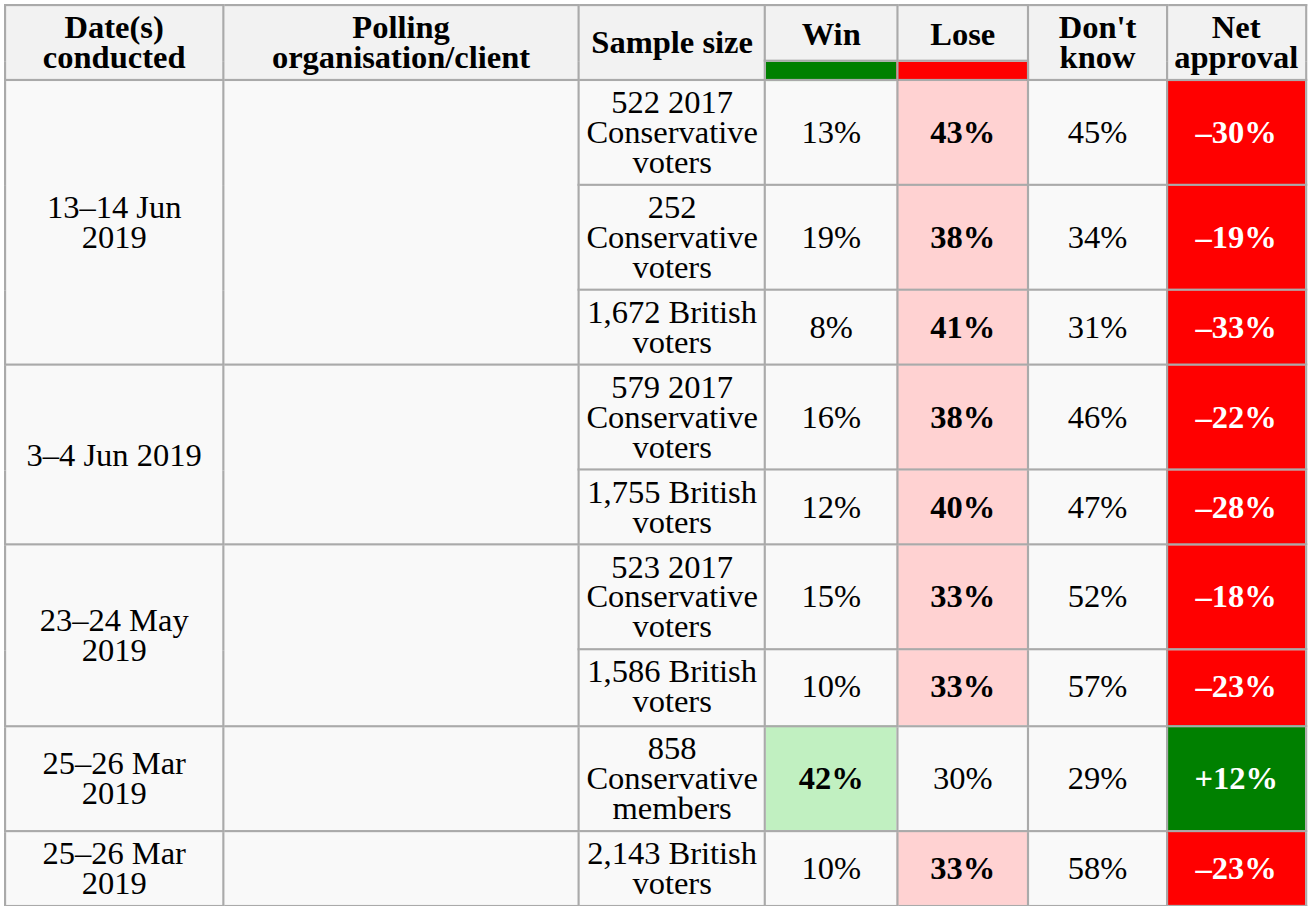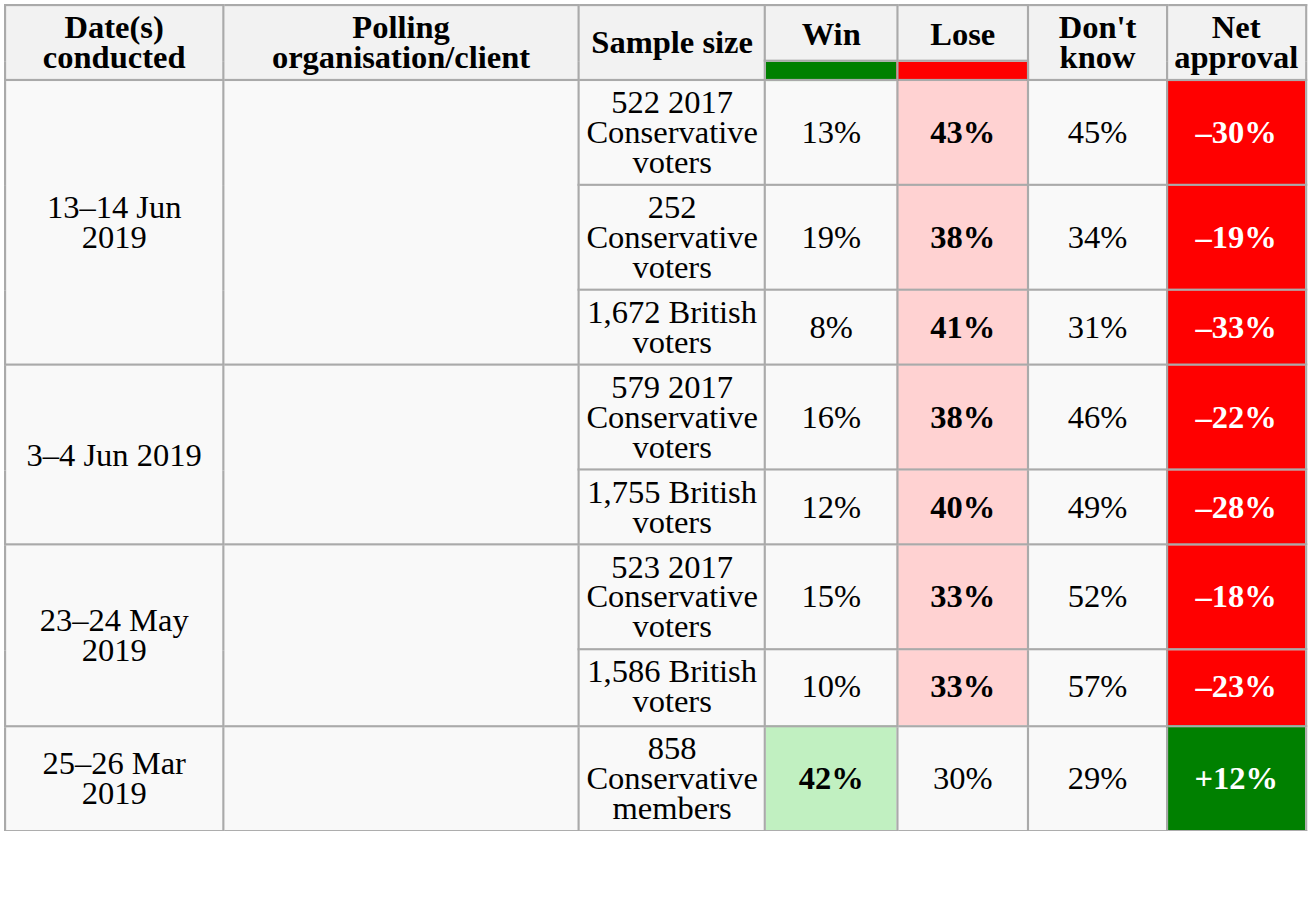(1098, 507) 47% -> (1098, 507) 49%
- row: (672, 867)
